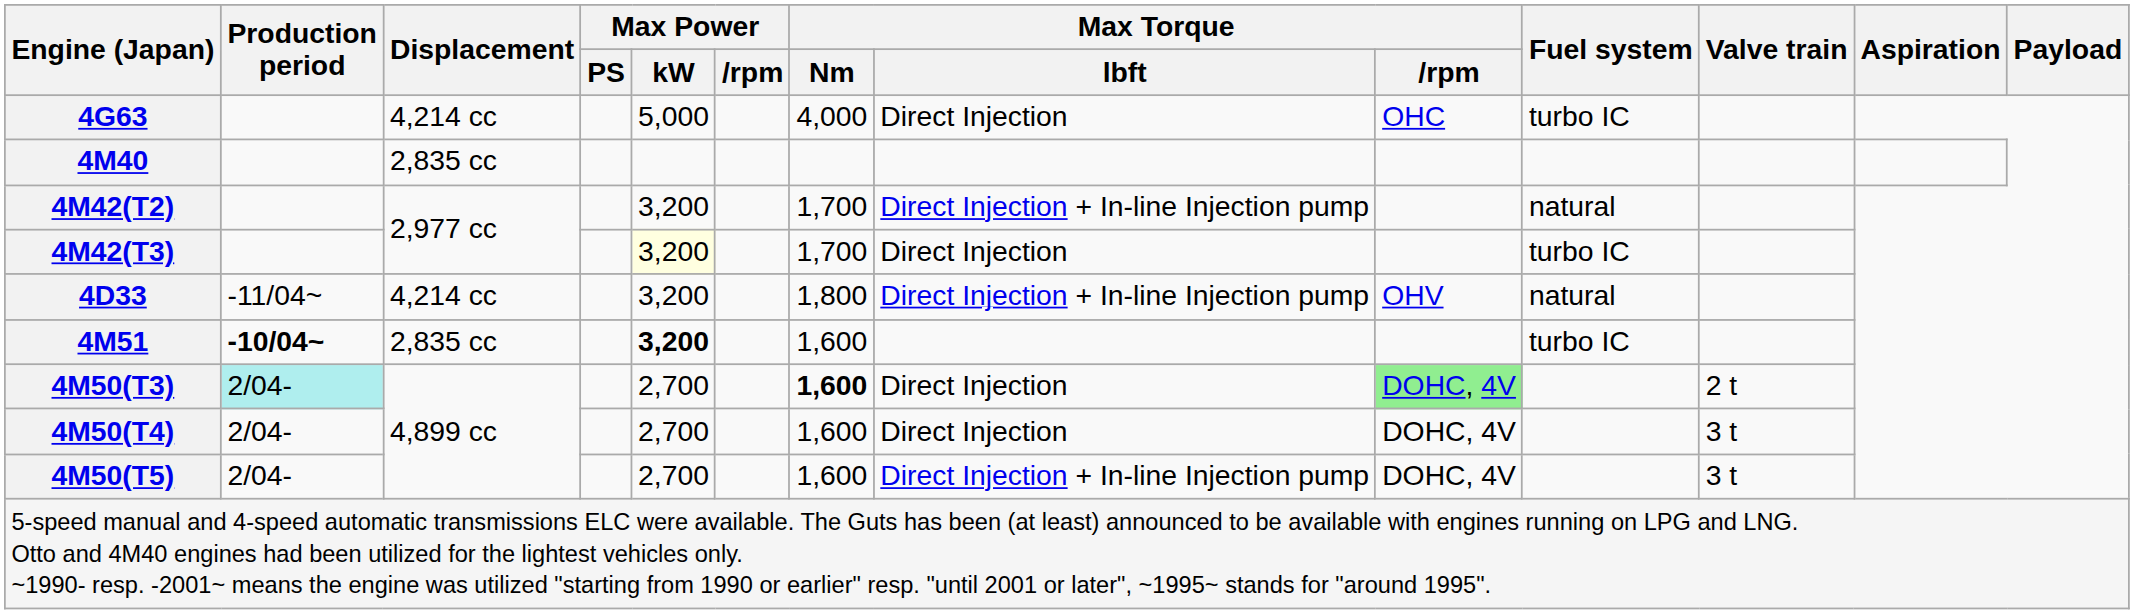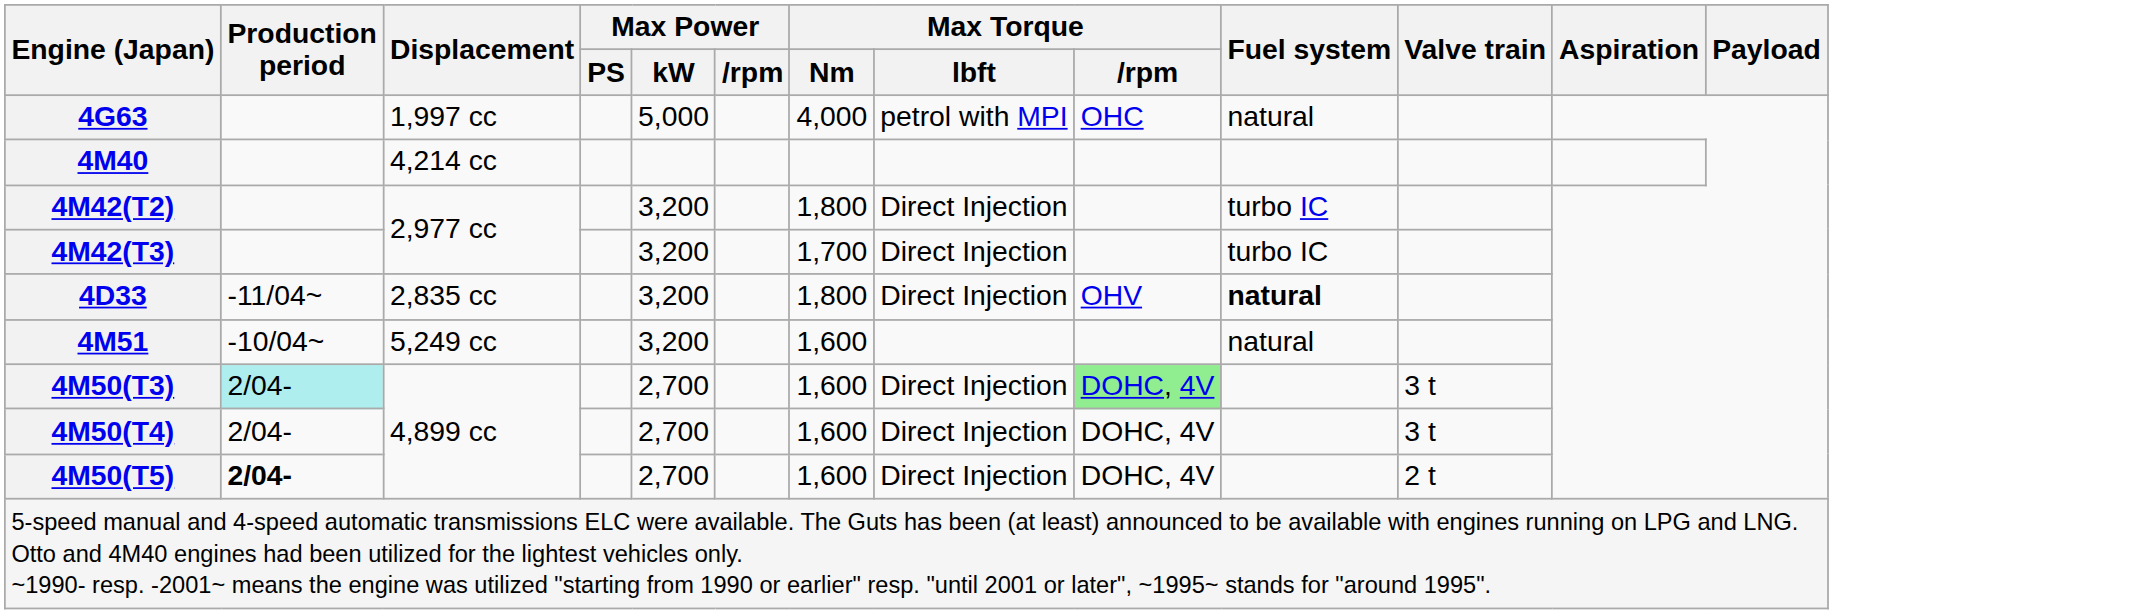(443, 116) 4,214 cc -> (443, 116) 1,997 cc
(974, 116) Direct Injection -> (974, 116) petrol with MPI
(1579, 116) turbo IC -> (1271, 116) natural
(443, 161) 2,835 cc -> (443, 161) 4,214 cc
(832, 206) 1,700 -> (832, 206) 1,800
(1125, 206) Direct Injection + In-line Injection pump -> (974, 206) Direct Injection
(1572, 206) natural -> (1278, 206) turbo IC
(673, 251) lightyellow background -> (673, 251) no background
(443, 296) 4,214 cc -> (443, 296) 2,835 cc
(1125, 296) Direct Injection + In-line Injection pump -> (974, 296) Direct Injection
(1572, 296) normal -> (1275, 296) bold
(276, 341) bold -> (276, 341) normal
(443, 341) 2,835 cc -> (443, 341) 5,249 cc
(673, 341) bold -> (673, 341) normal
(1579, 341) turbo IC -> (1271, 341) natural
(832, 386) bold -> (832, 386) normal
(1721, 386) 2 t -> (1420, 386) 3 t
(260, 476) normal -> (260, 476) bold
(1125, 476) Direct Injection + In-line Injection pump -> (974, 476) Direct Injection
(1721, 476) 3 t -> (1420, 476) 2 t
